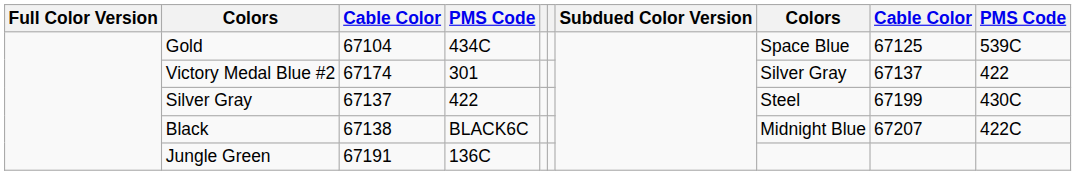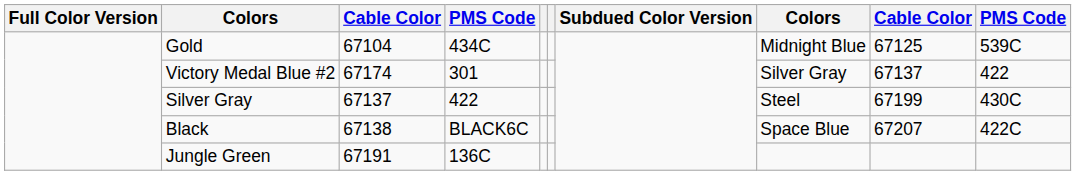(805, 45) Space Blue -> (813, 45) Midnight Blue
(813, 128) Midnight Blue -> (805, 128) Space Blue
